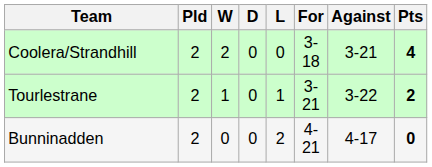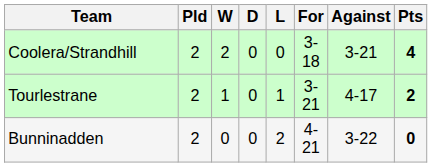(361, 95) 3-22 -> (361, 95) 4-17
(361, 139) 4-17 -> (361, 139) 3-22
